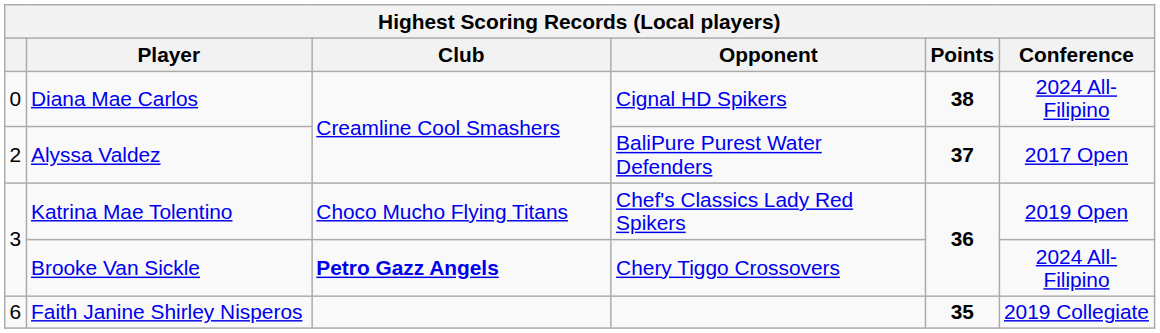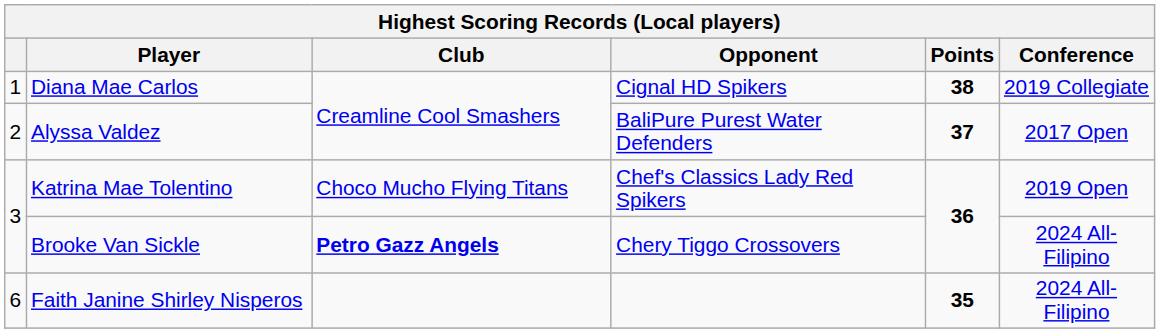(15, 99) 0 -> (15, 88) 1
(1076, 99) 2024 All-Filipino -> (1076, 88) 2019 Collegiate
(1076, 312) 2019 Collegiate -> (1076, 301) 2024 All-Filipino
